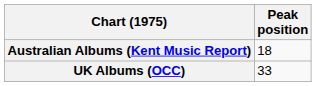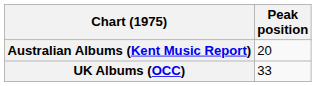(264, 50) 18 -> (264, 50) 20
